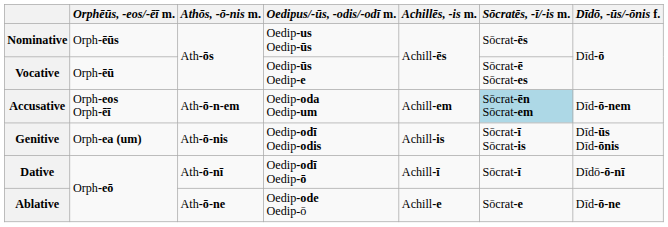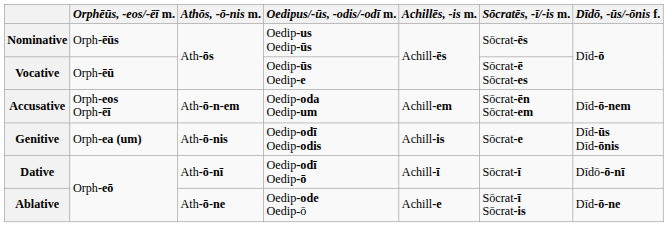(508, 106) lightblue background -> (508, 106) no background
(504, 139) Sōcrat-ī Sōcrat-is -> (503, 139) Sōcrat-e
(503, 205) Sōcrat-e -> (504, 205) Sōcrat-ī Sōcrat-is
